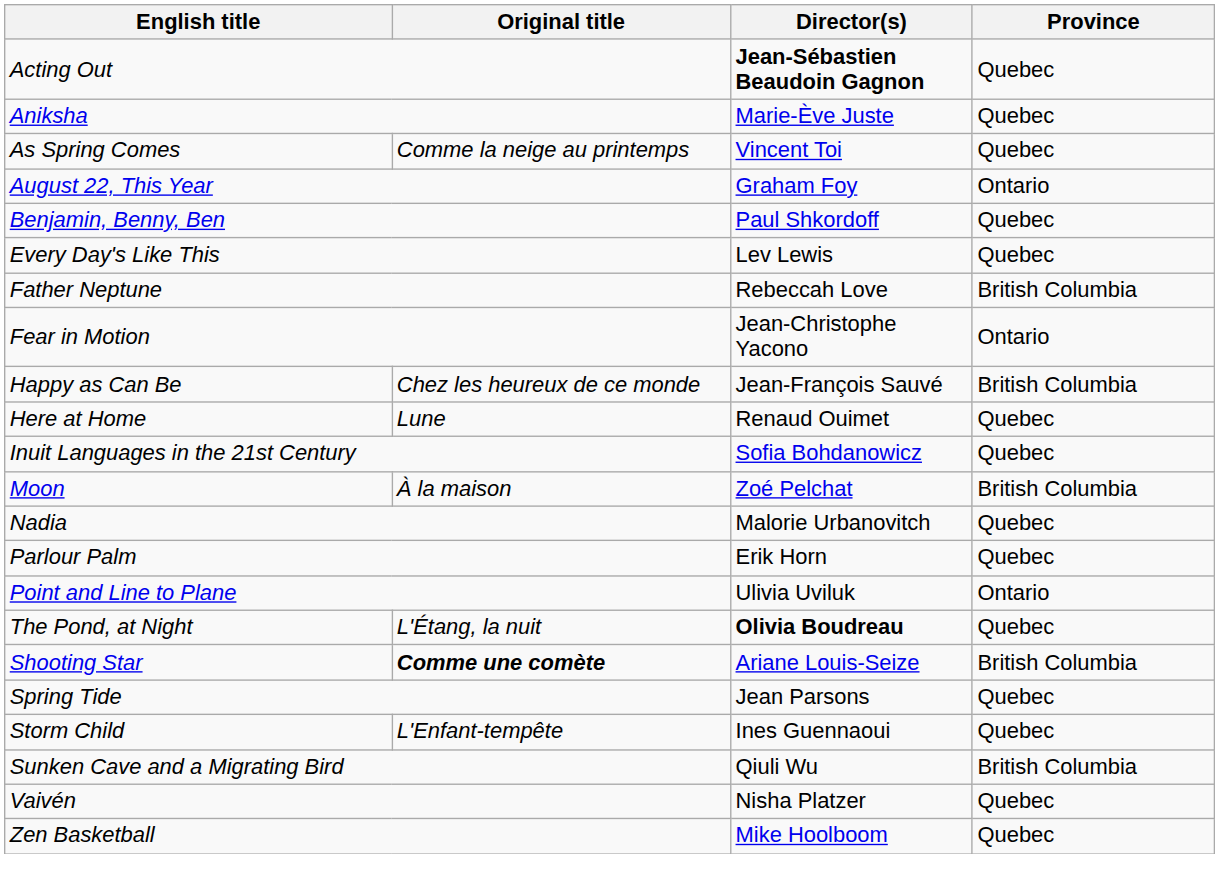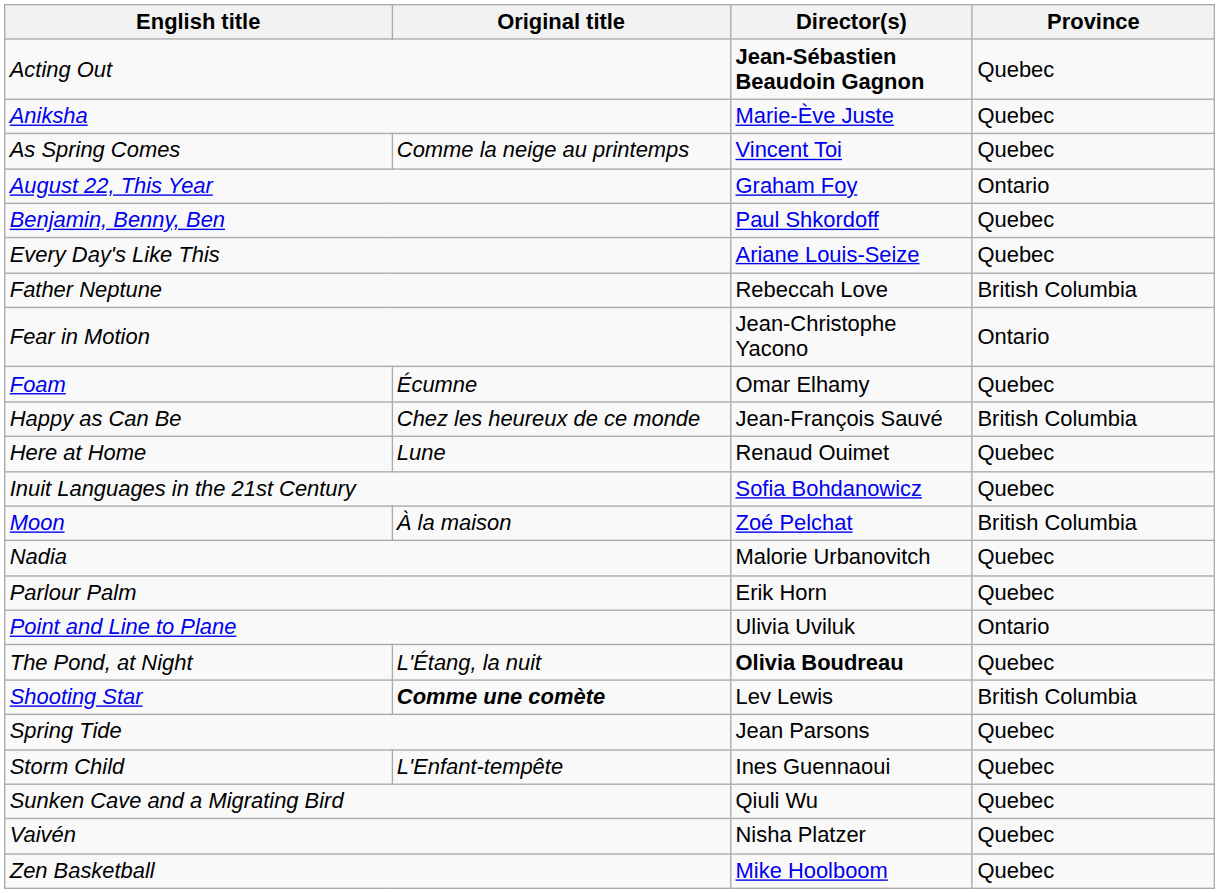(784, 255) Lev Lewis -> (828, 255) Ariane Louis-Seize
+ row: (38, 384)
(828, 662) Ariane Louis-Seize -> (784, 696) Lev Lewis
(1057, 766) British Columbia -> (1016, 801) Quebec
